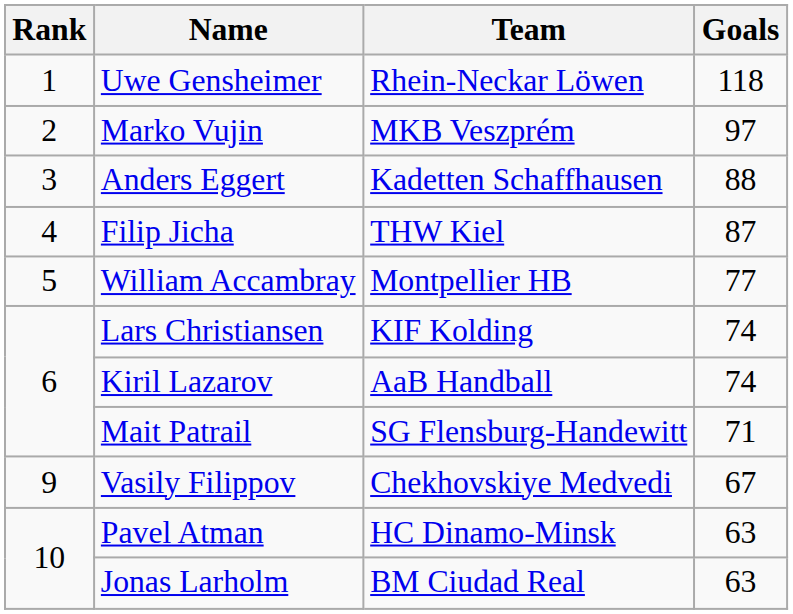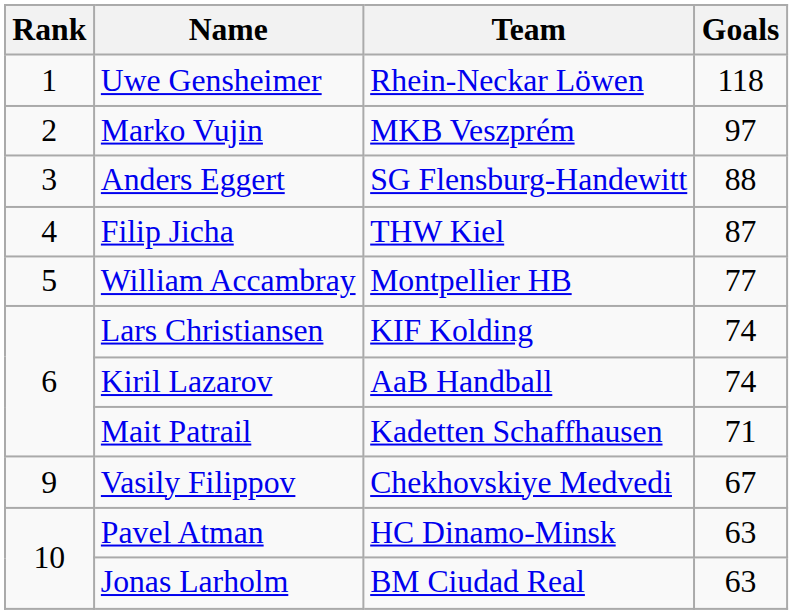(516, 180) Kadetten Schaffhausen -> (529, 180) SG Flensburg-Handewitt
(529, 431) SG Flensburg-Handewitt -> (516, 431) Kadetten Schaffhausen
